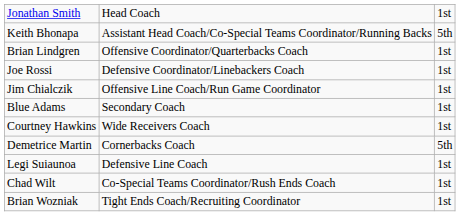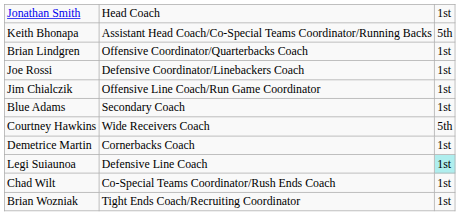(444, 126) 1st -> (445, 126) 5th
(445, 145) 5th -> (444, 145) 1st
(444, 164) no background -> (444, 164) paleturquoise background
